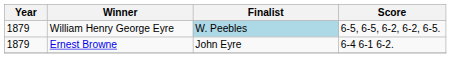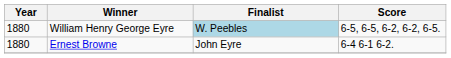(18, 28) 1879 -> (18, 28) 1880
(18, 45) 1879 -> (18, 45) 1880
